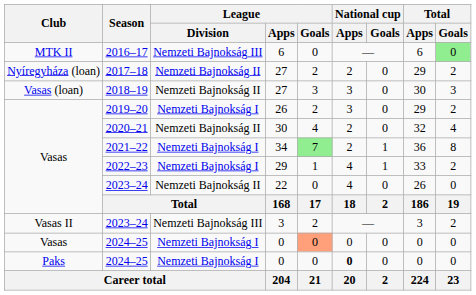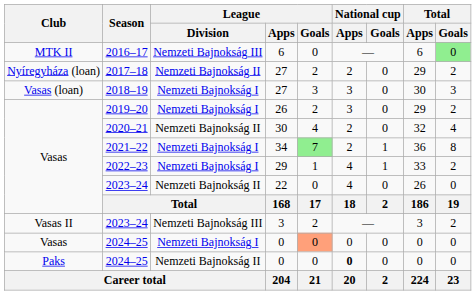(208, 90) Nemzeti Bajnokság II -> (208, 90) Nemzeti Bajnokság I
(208, 261) Nemzeti Bajnokság I -> (208, 261) Nemzeti Bajnokság II
